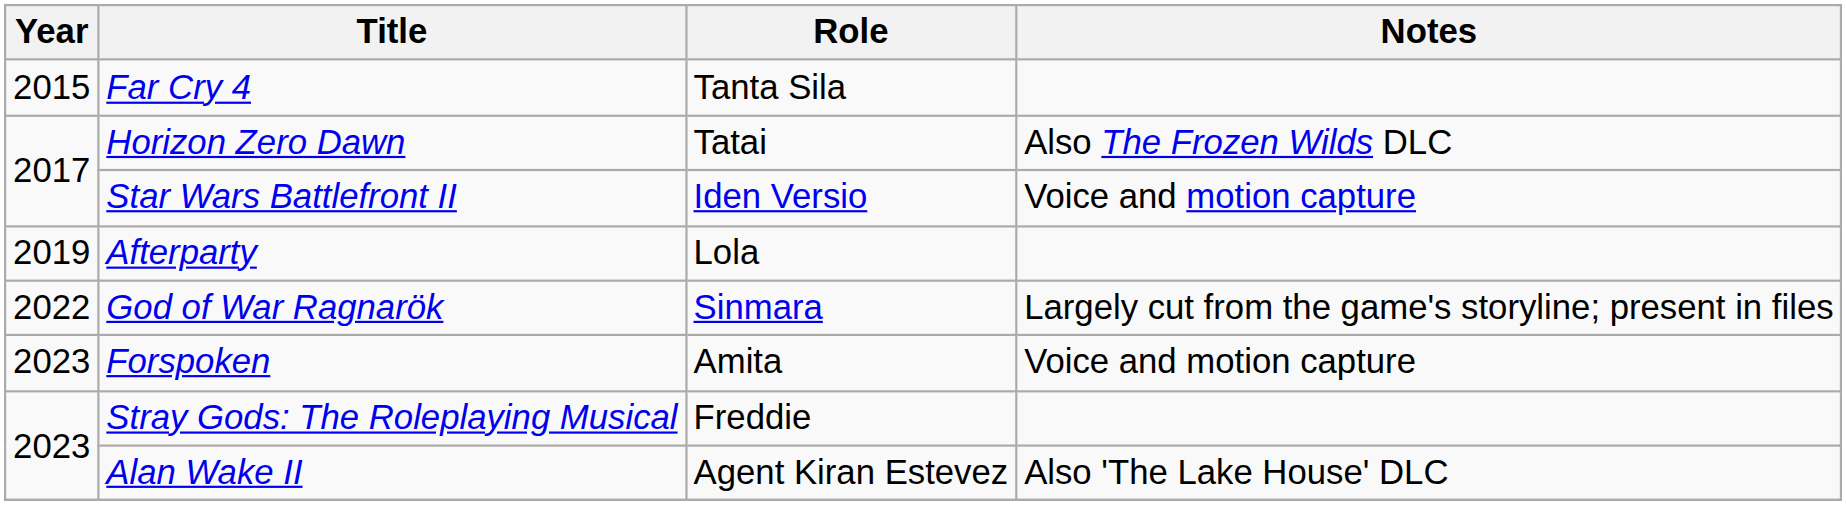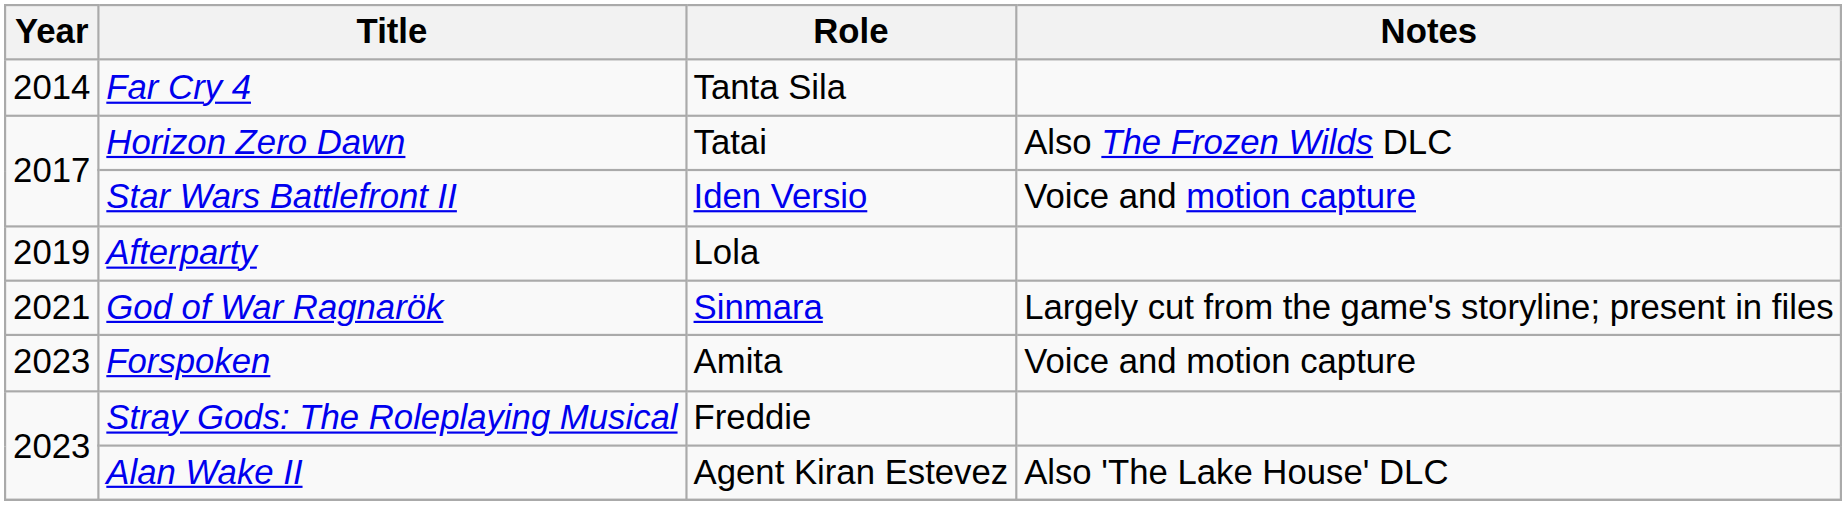(52, 87) 2015 -> (52, 87) 2014
(52, 307) 2022 -> (52, 307) 2021
